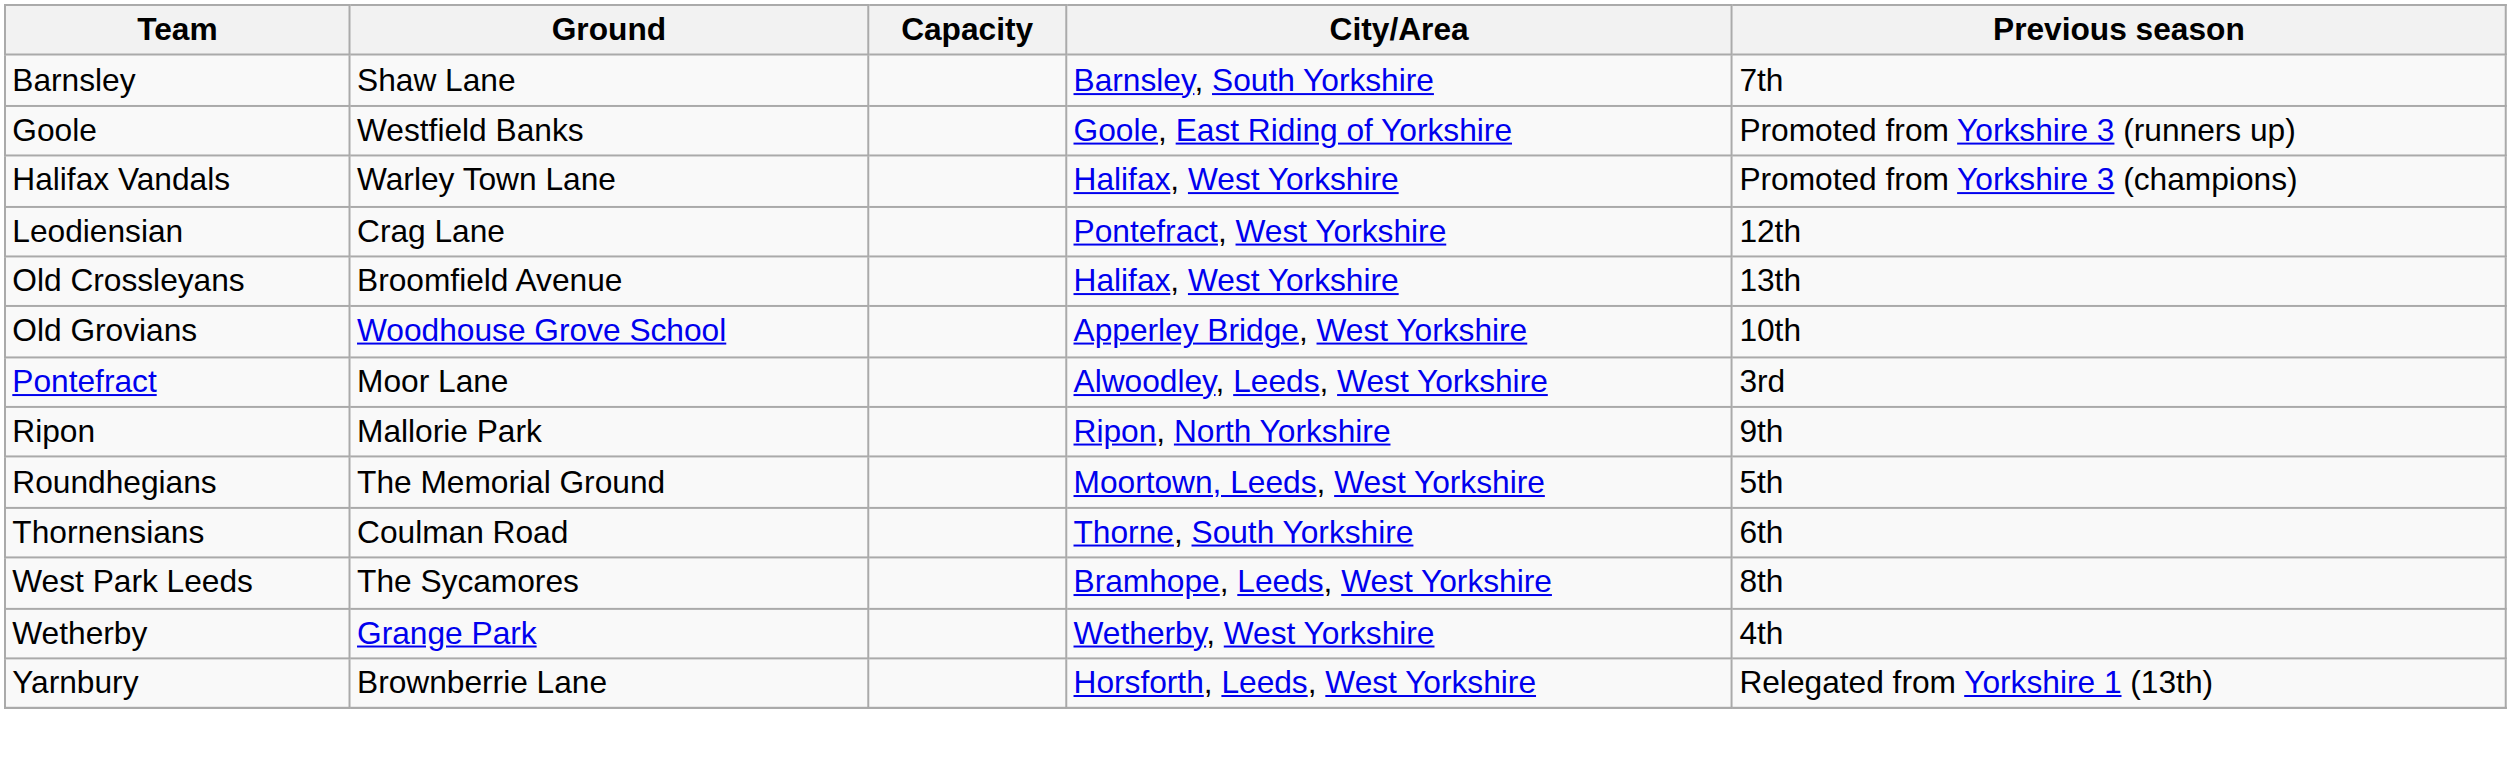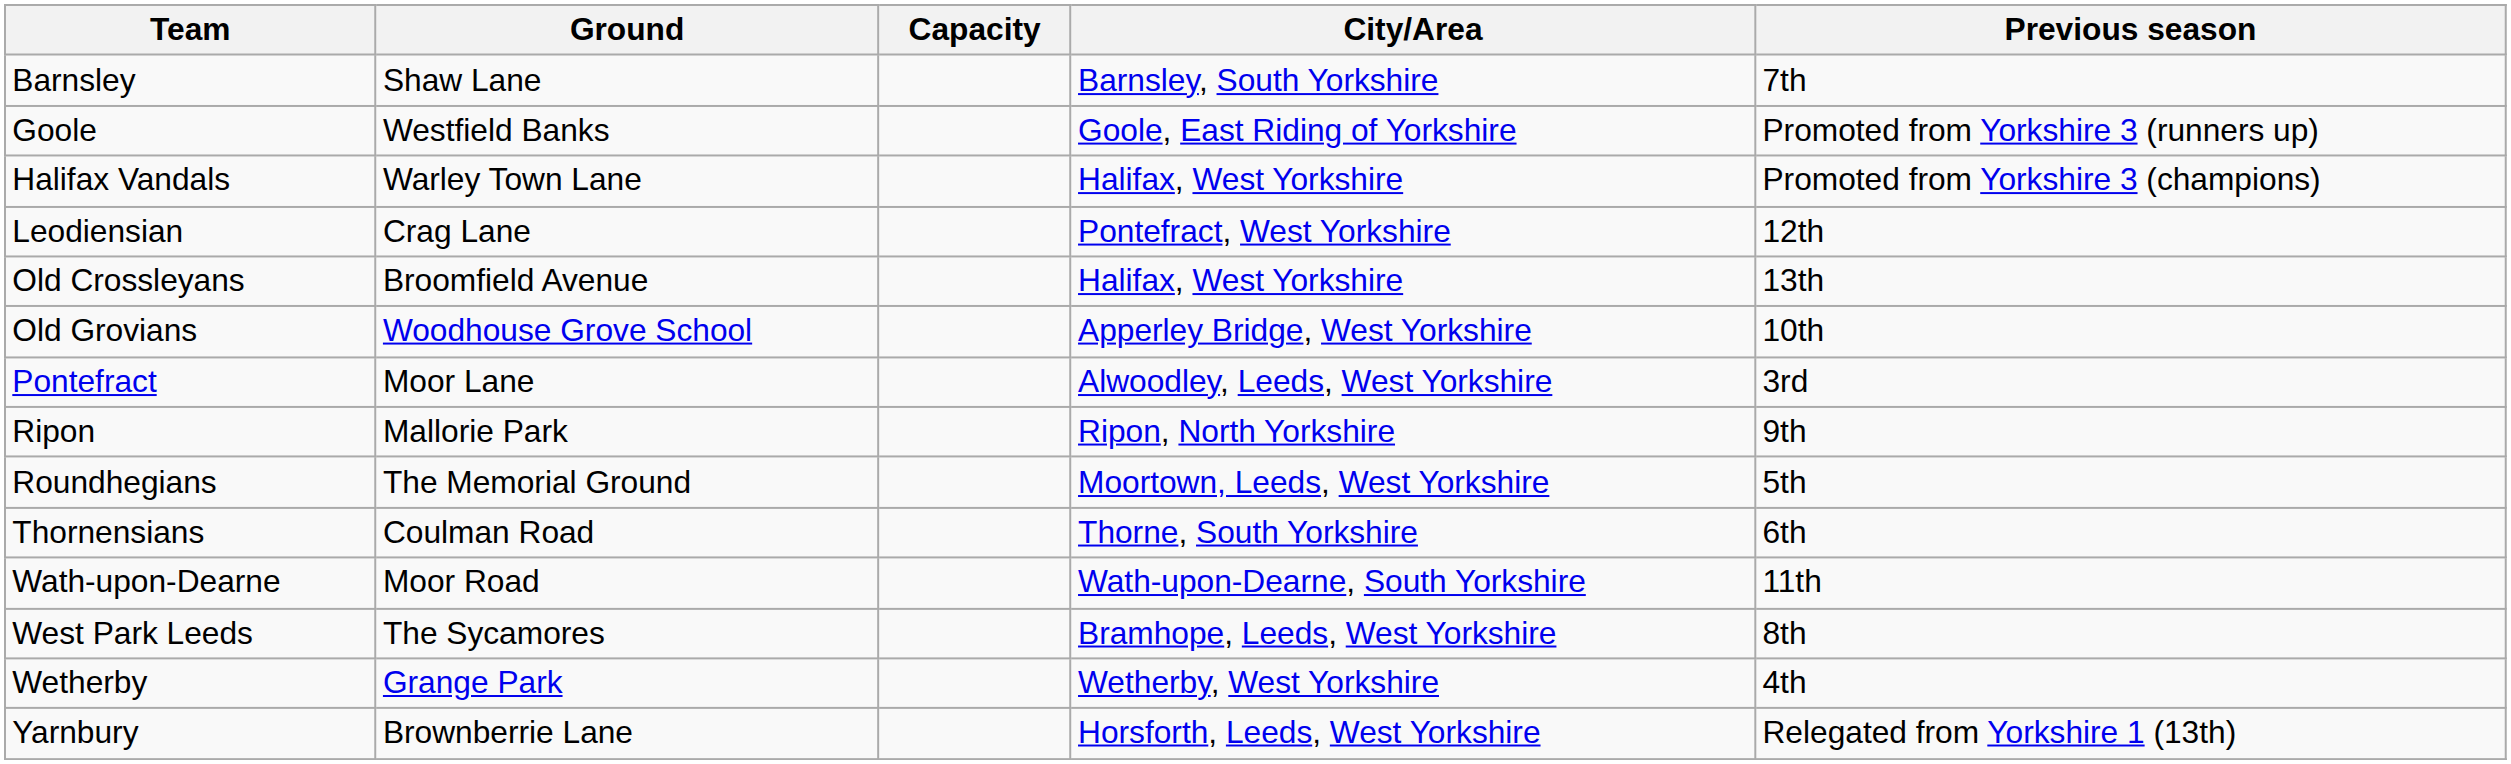+ row: (146, 582)
